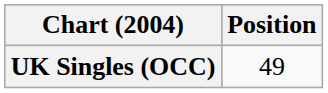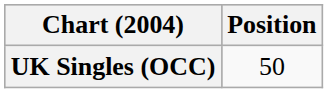(272, 66) 49 -> (272, 66) 50
